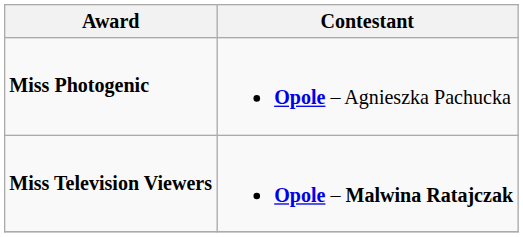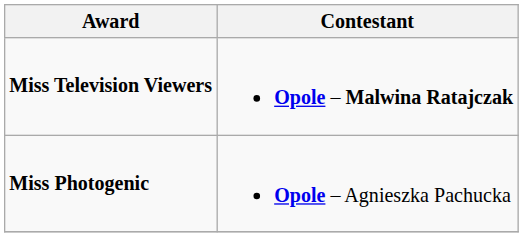rows swapped: (79, 86) <-> (111, 183)
